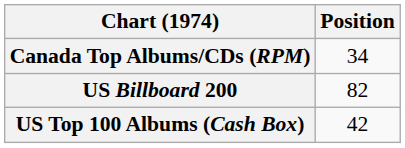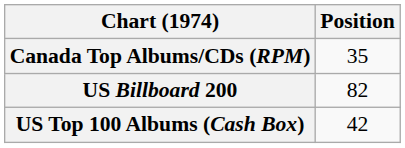(358, 55) 34 -> (358, 55) 35
